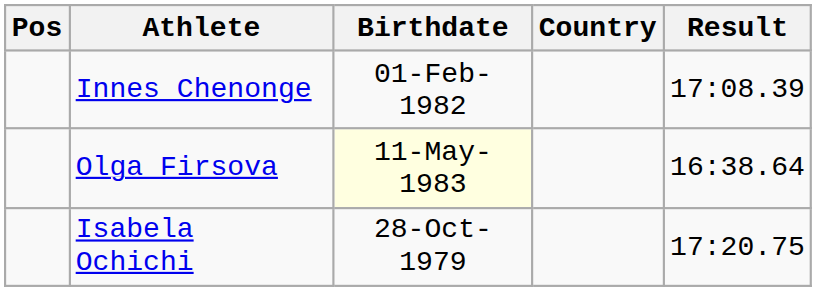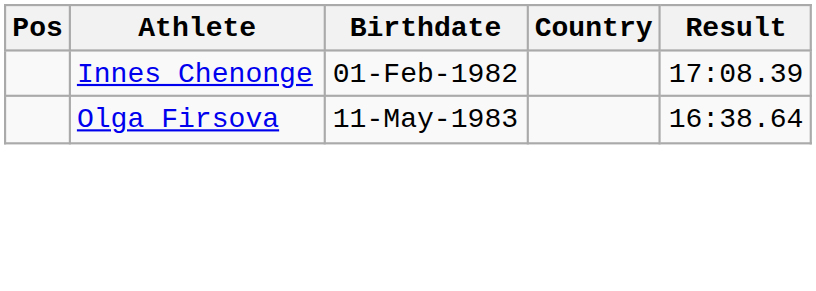(433, 168) lightyellow background -> (425, 119) no background
- row: (135, 246)
